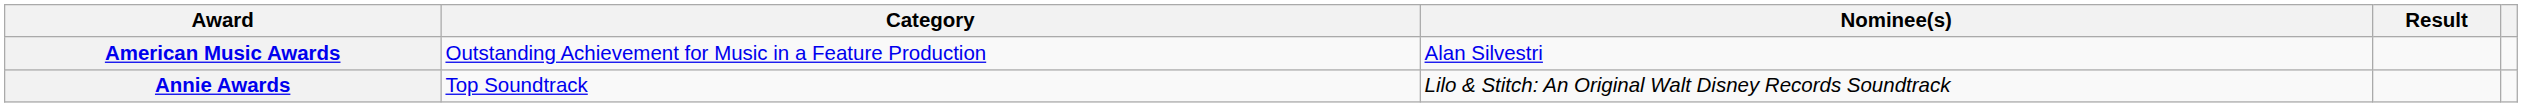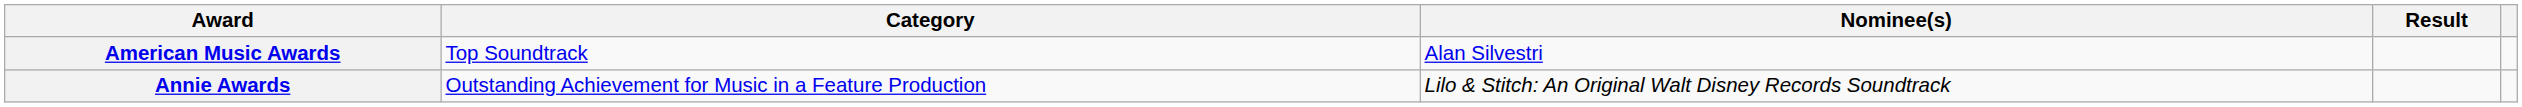(716, 53) Outstanding Achievement for Music in a Feature Production -> (517, 53) Top Soundtrack
(517, 85) Top Soundtrack -> (716, 85) Outstanding Achievement for Music in a Feature Production
